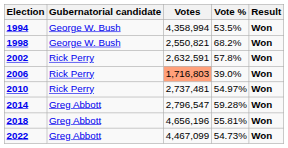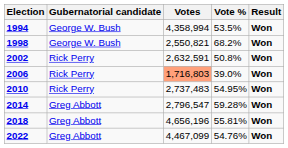(228, 58) 57.8% -> (228, 58) 50.8%
(187, 89) 2,737,481 -> (187, 89) 2,737,483
(230, 89) 54.97% -> (230, 89) 54.95%
(230, 136) 54.73% -> (230, 136) 54.76%
